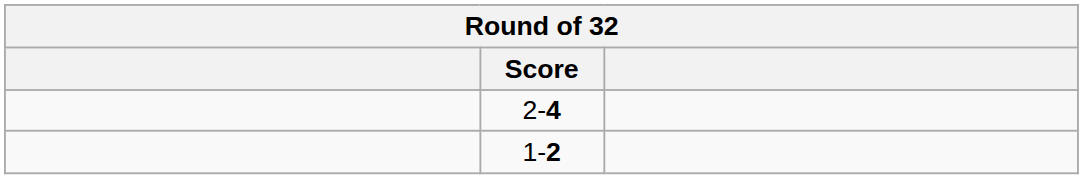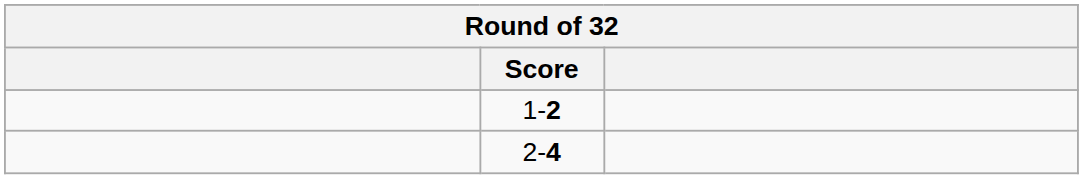rows swapped: (542, 153) <-> (542, 111)
